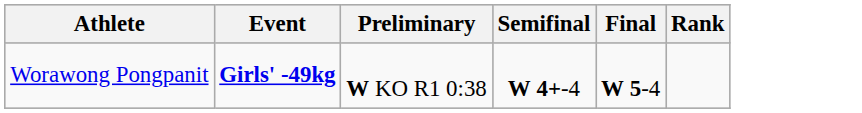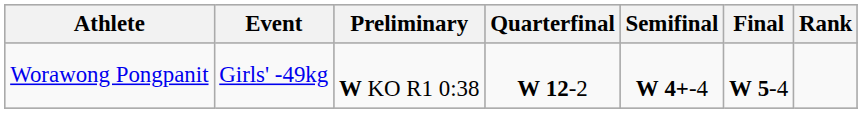+ column: (552, 23)
(277, 75) bold -> (274, 75) normal
